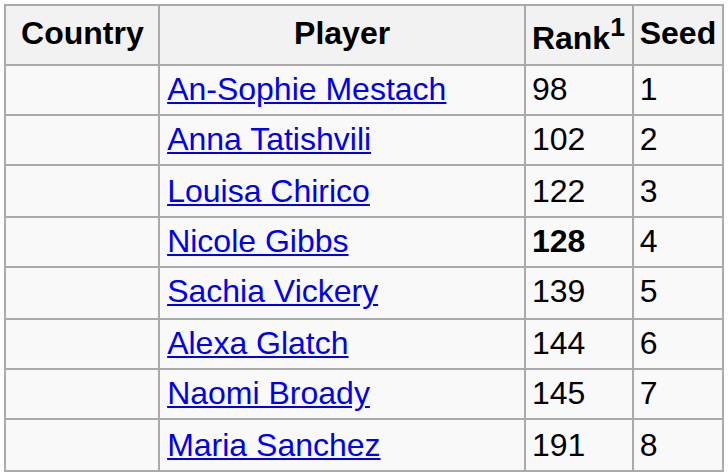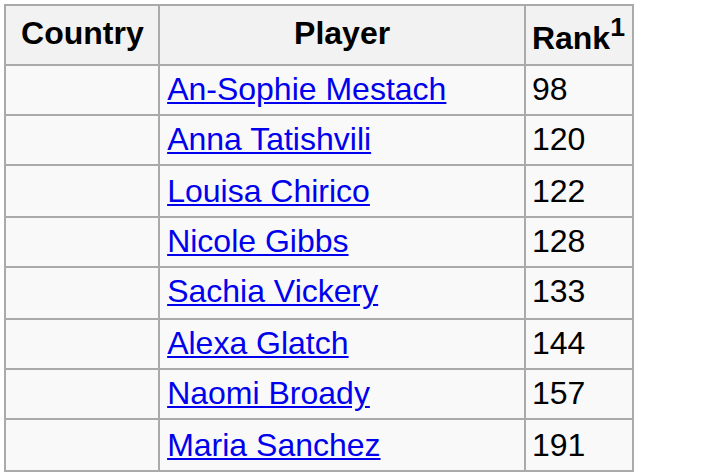- column: (678, 34)
(559, 140) 102 -> (559, 140) 120
(559, 241) bold -> (559, 241) normal
(559, 292) 139 -> (559, 292) 133
(559, 393) 145 -> (559, 393) 157
